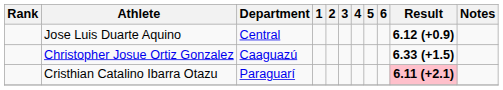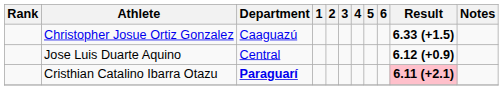rows swapped: (139, 54) <-> (113, 34)
(267, 74) normal -> (269, 74) bold
